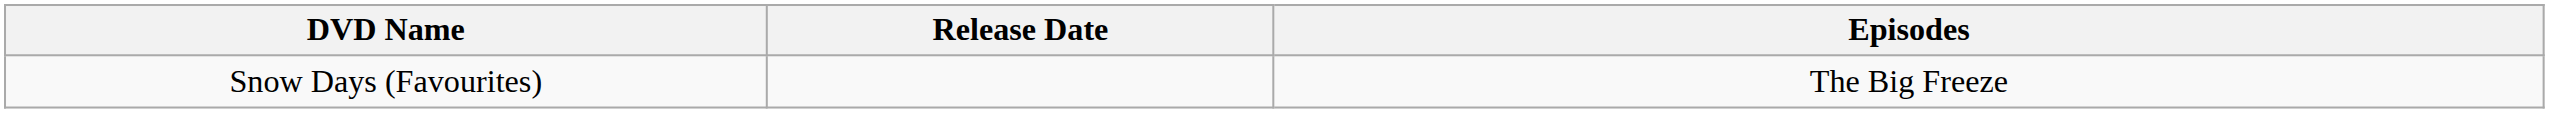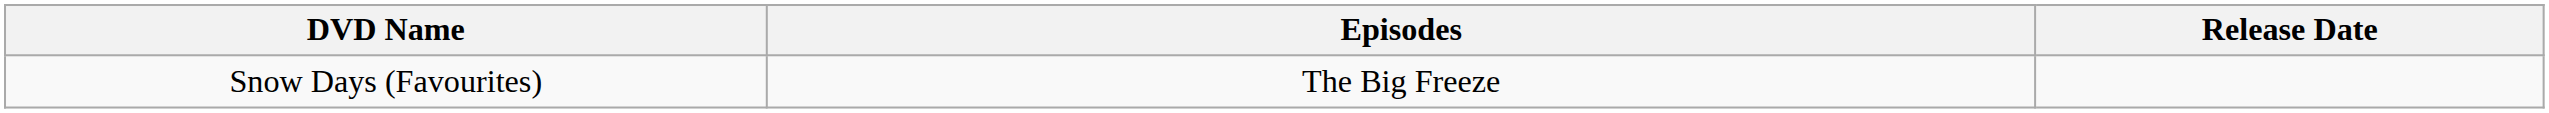columns swapped: (1909, 30) <-> (1020, 30)
